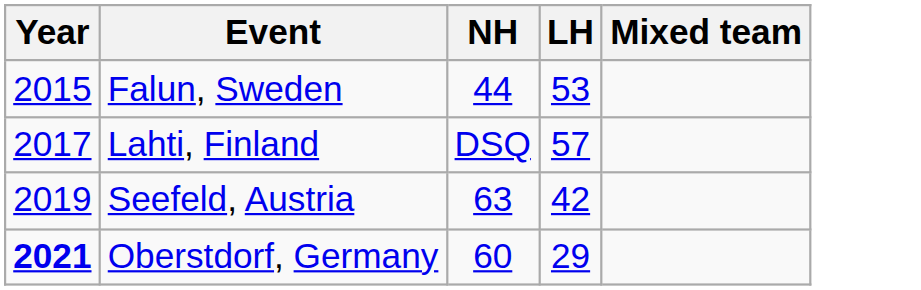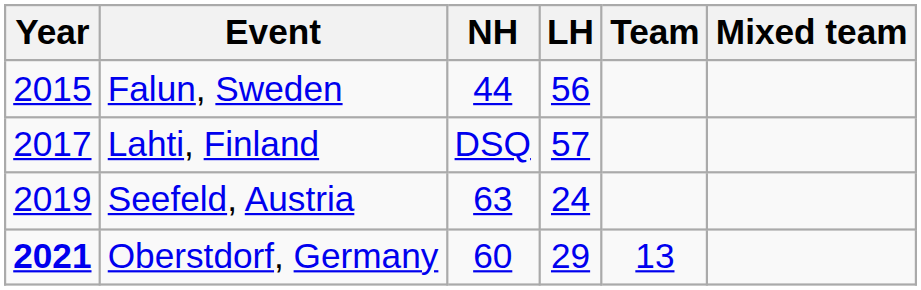+ column: (655, 32)
(571, 88) 53 -> (571, 88) 56
(571, 199) 42 -> (571, 199) 24
